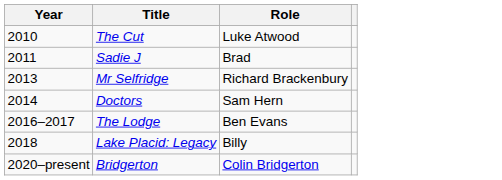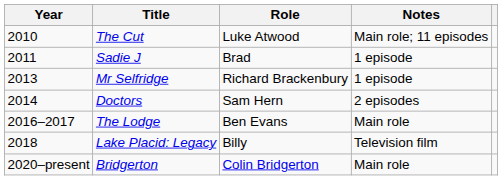+ column: (421, 15)
